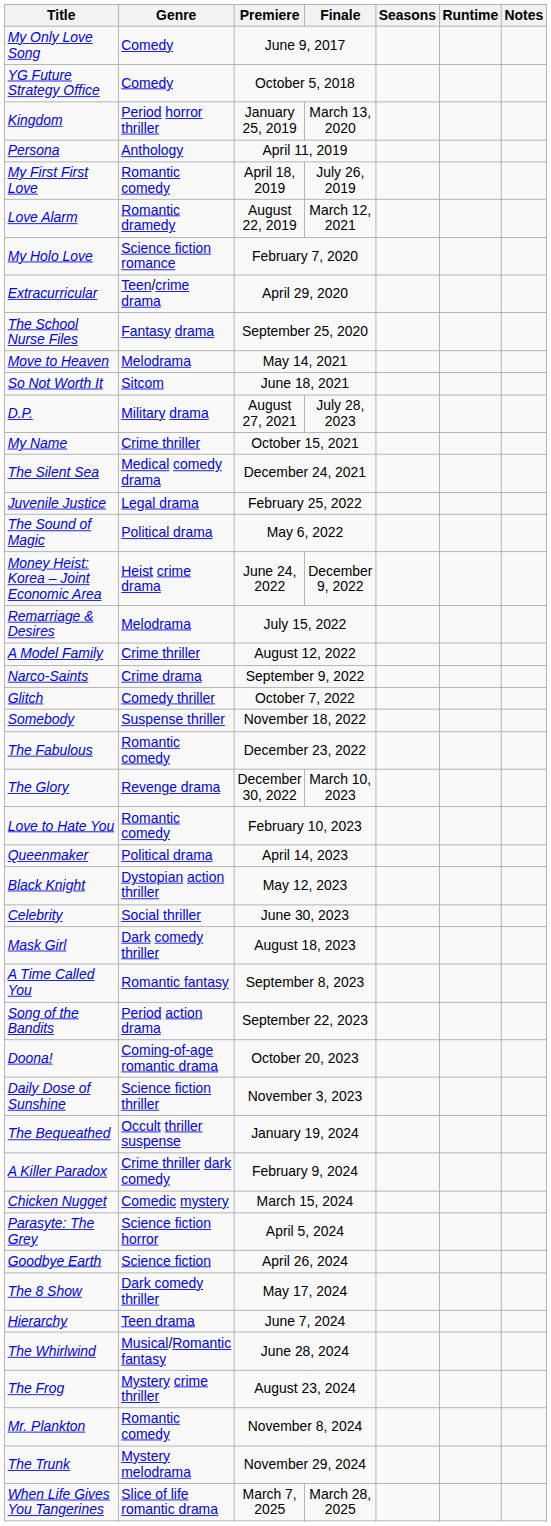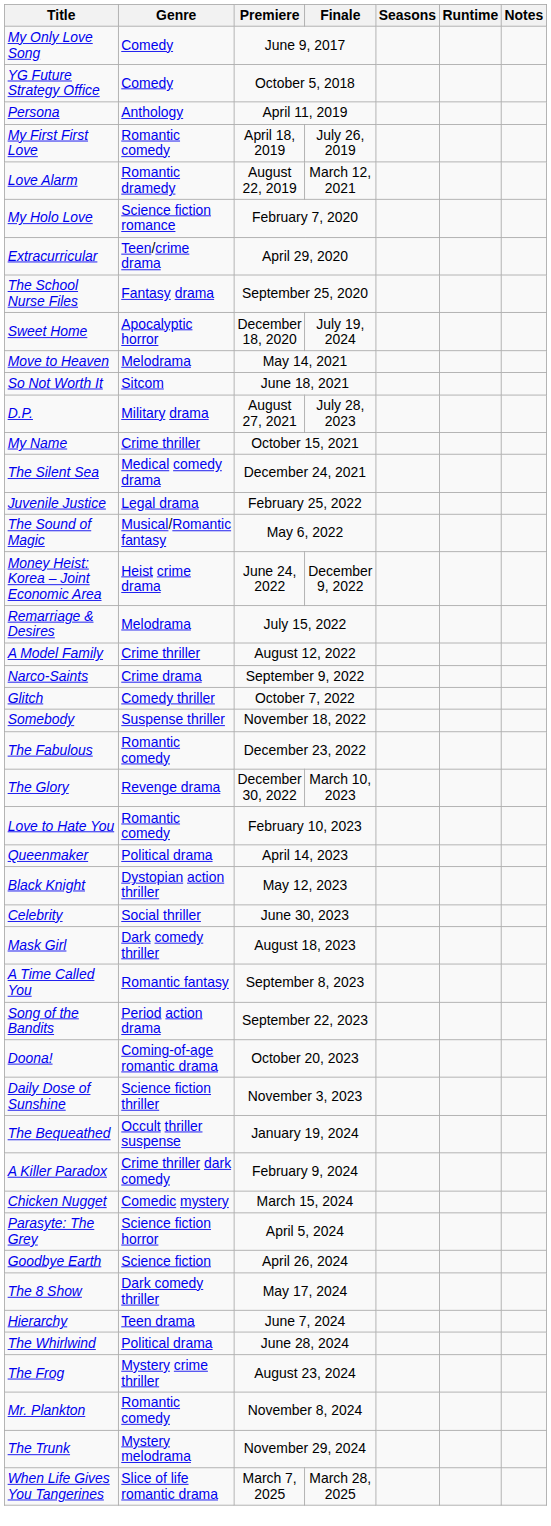- row: (35, 120)
+ row: (47, 331)
(167, 533) Political drama -> (176, 533) Musical/Romantic fantasy
(176, 1351) Musical/Romantic fantasy -> (167, 1343) Political drama
